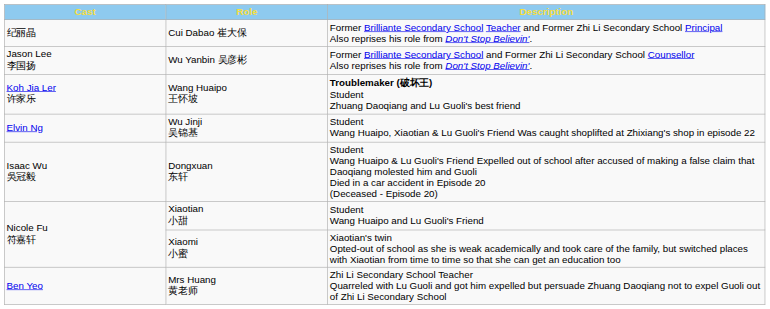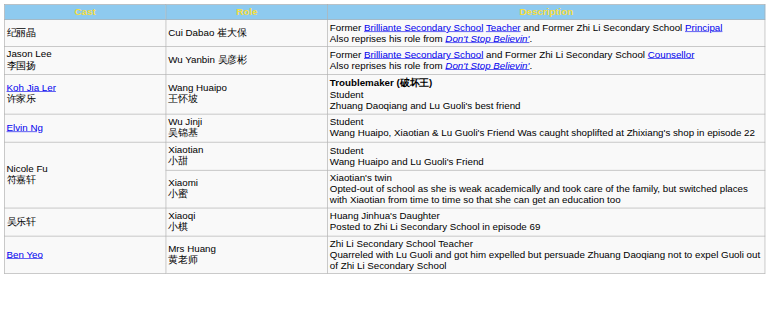- row: (190, 171)
+ row: (182, 221)
